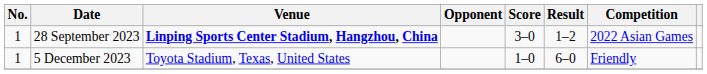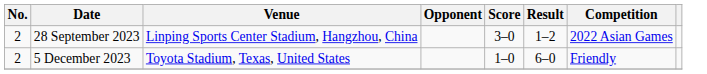(18, 36) 1 -> (18, 36) 2
(292, 36) bold -> (282, 36) normal
(18, 58) 1 -> (18, 58) 2
